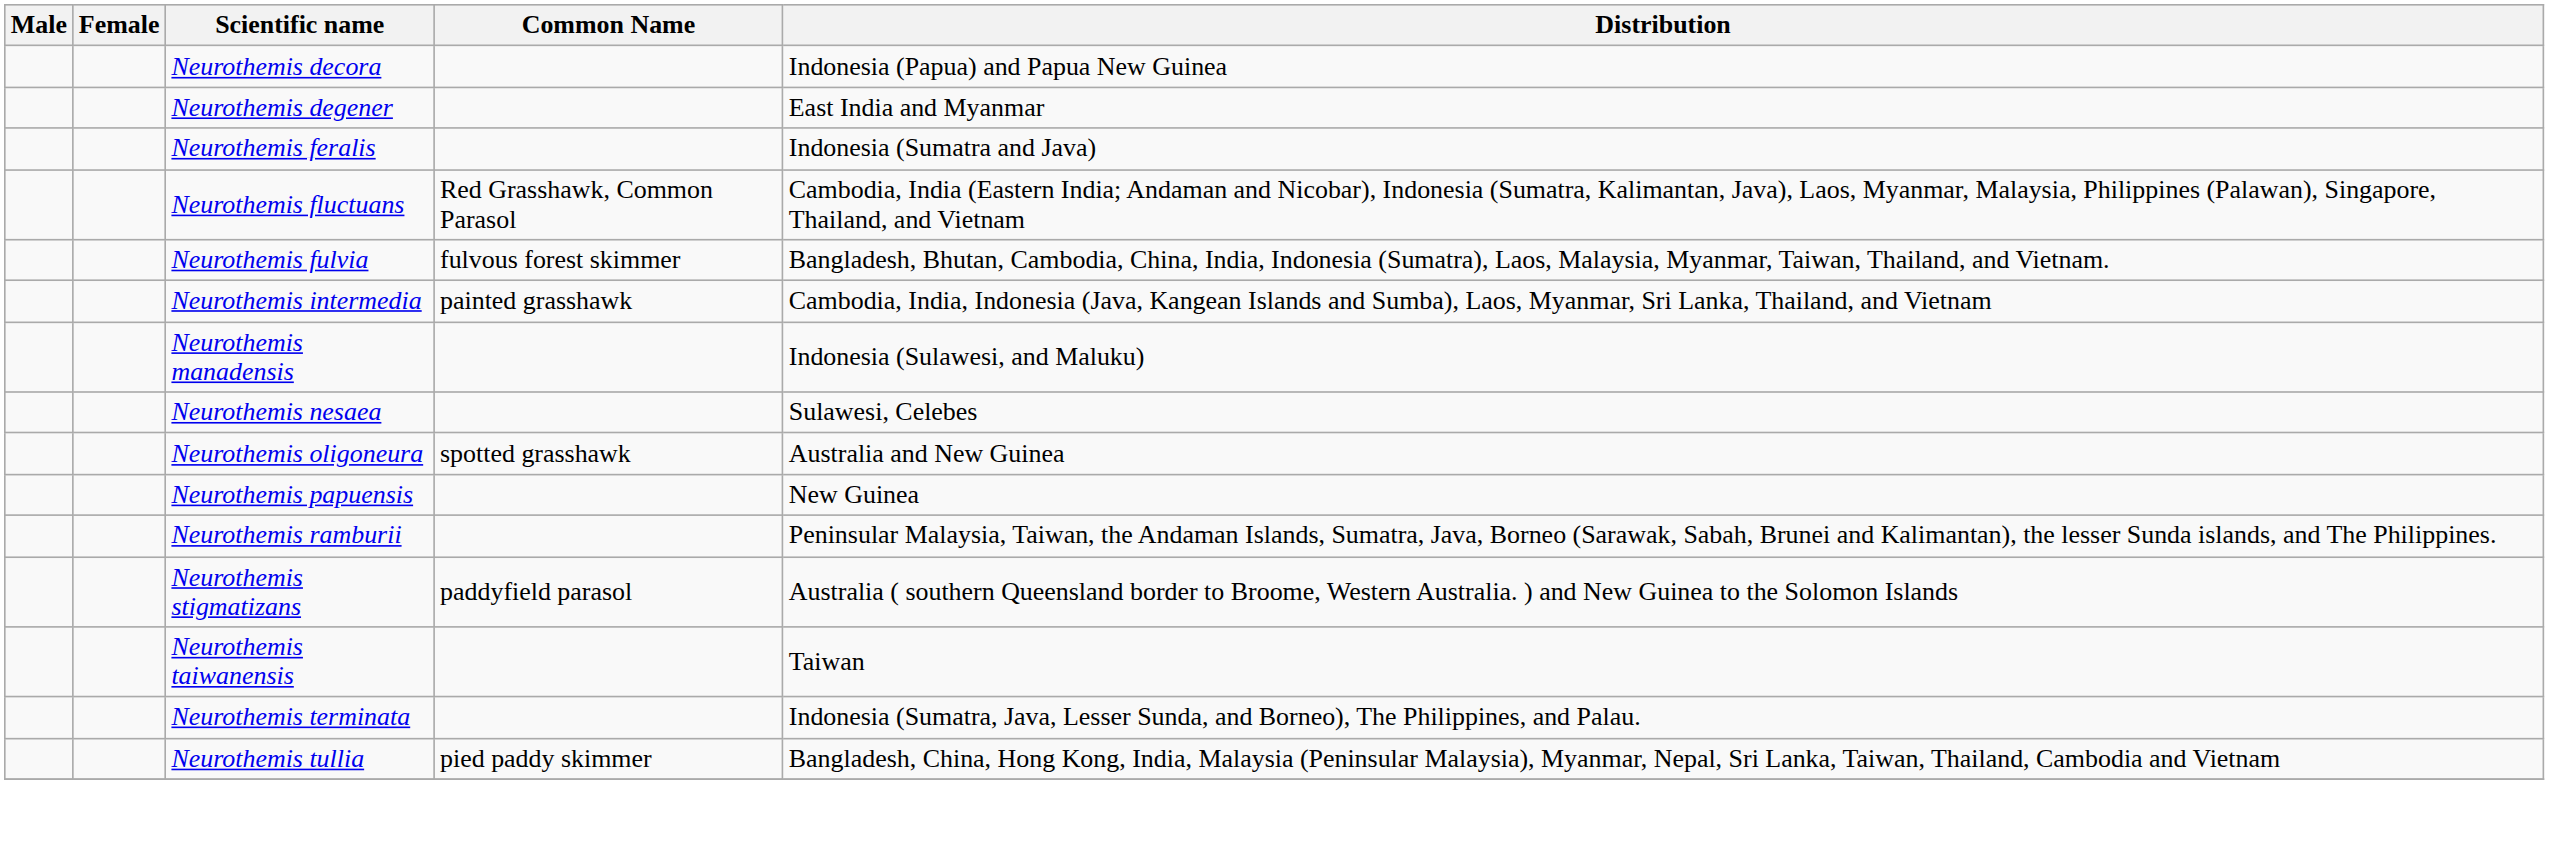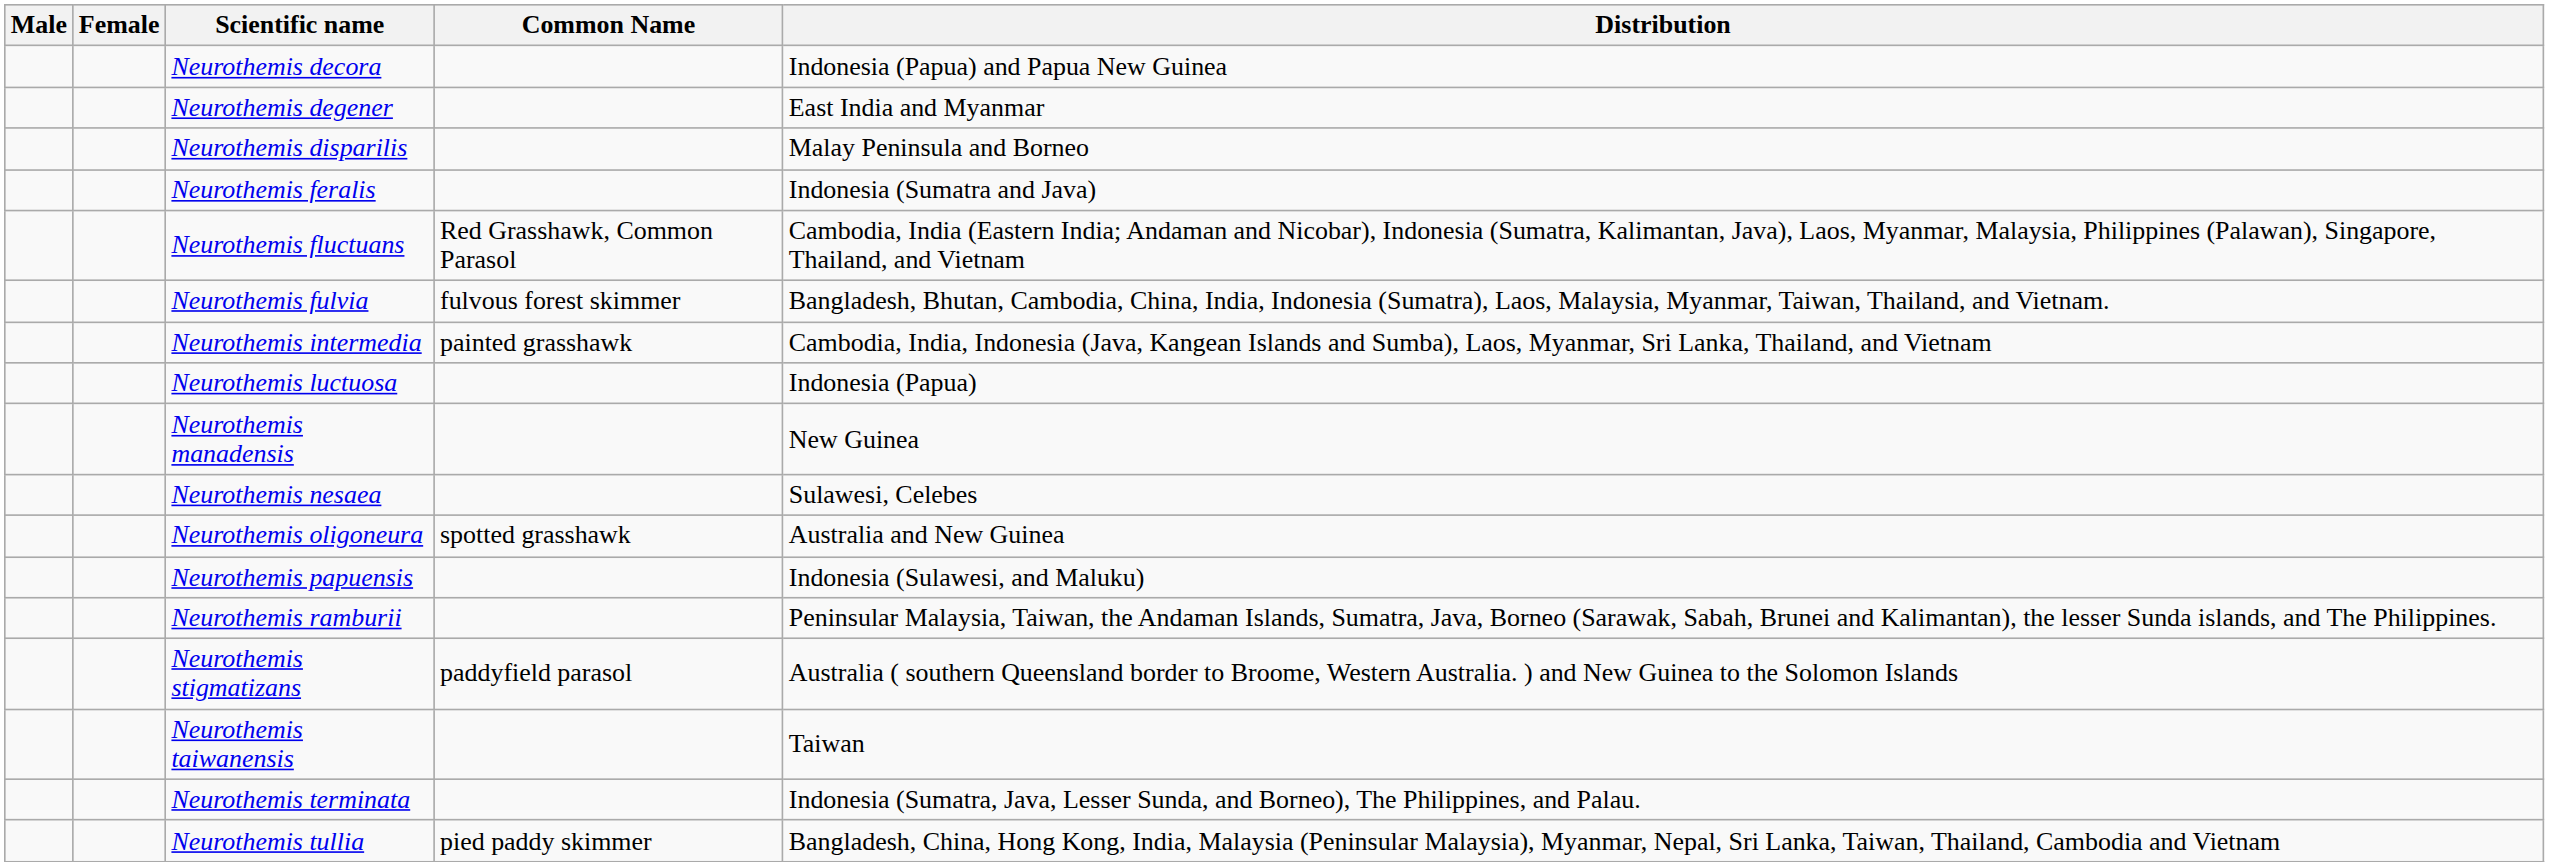+ row: (289, 148)
+ row: (284, 383)
(967, 356) Indonesia (Sulawesi, and Maluku) -> (854, 438) New Guinea
(854, 494) New Guinea -> (967, 576) Indonesia (Sulawesi, and Maluku)
